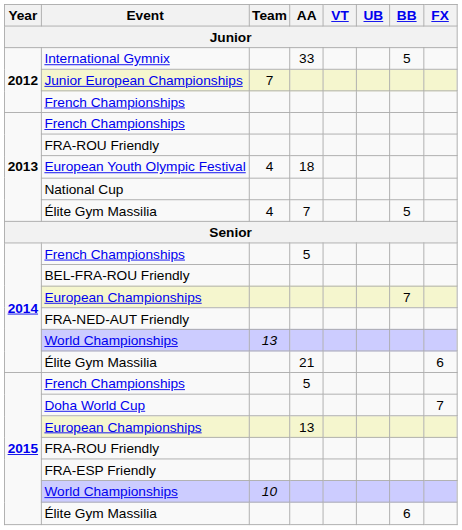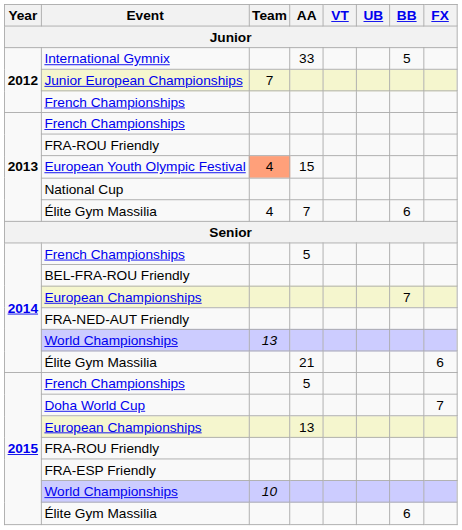(269, 167) no background -> (269, 167) lightsalmon background
(307, 167) 18 -> (307, 167) 15
(407, 210) 5 -> (407, 210) 6
